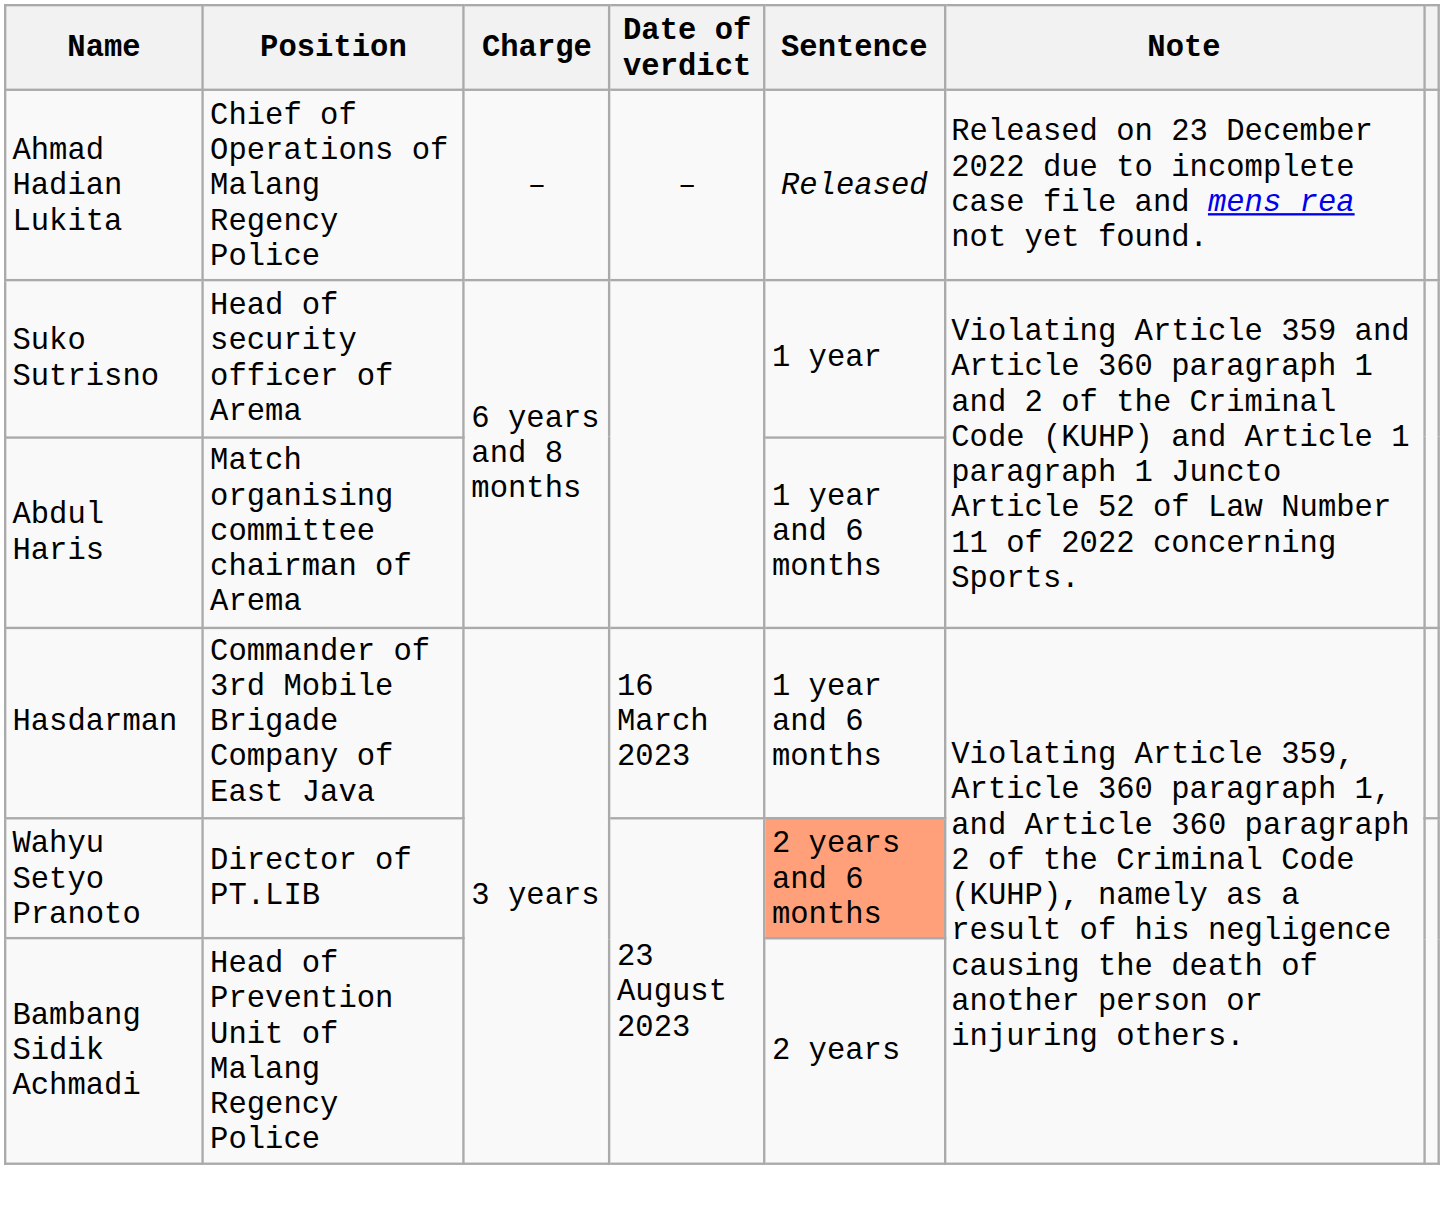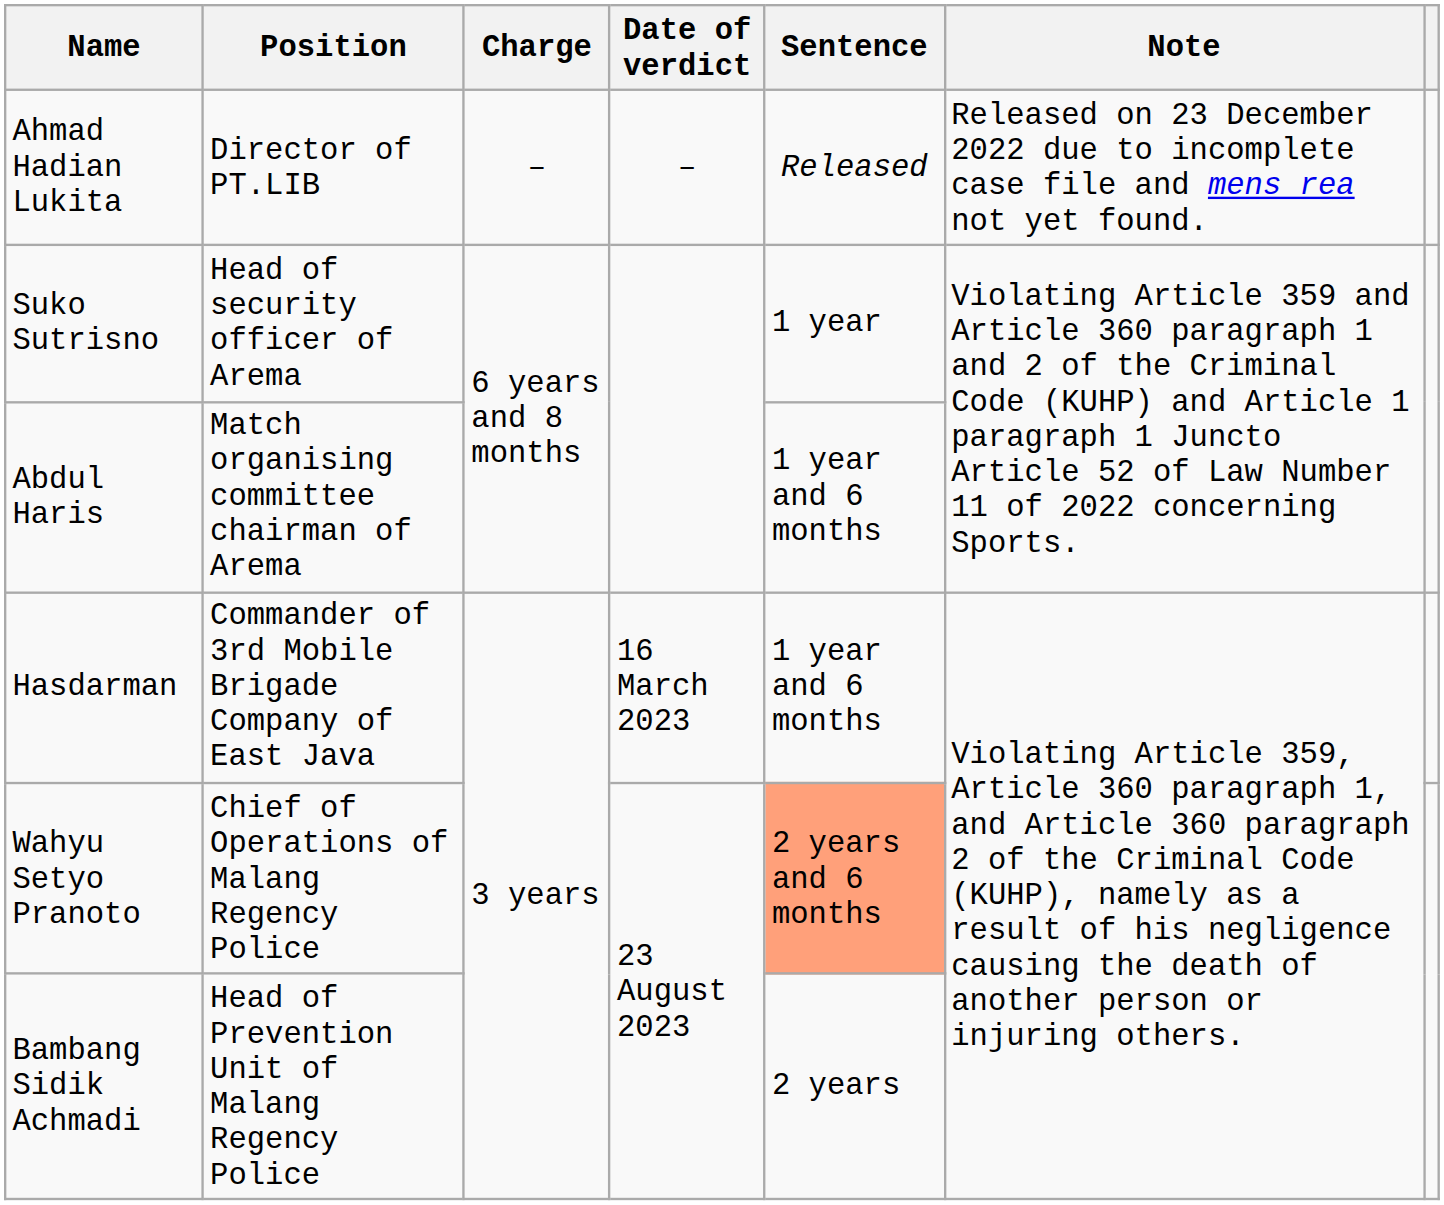(329, 186) Chief of Operations of Malang Regency Police -> (311, 168) Director of PT.LIB
(311, 878) Director of PT.LIB -> (329, 878) Chief of Operations of Malang Regency Police
